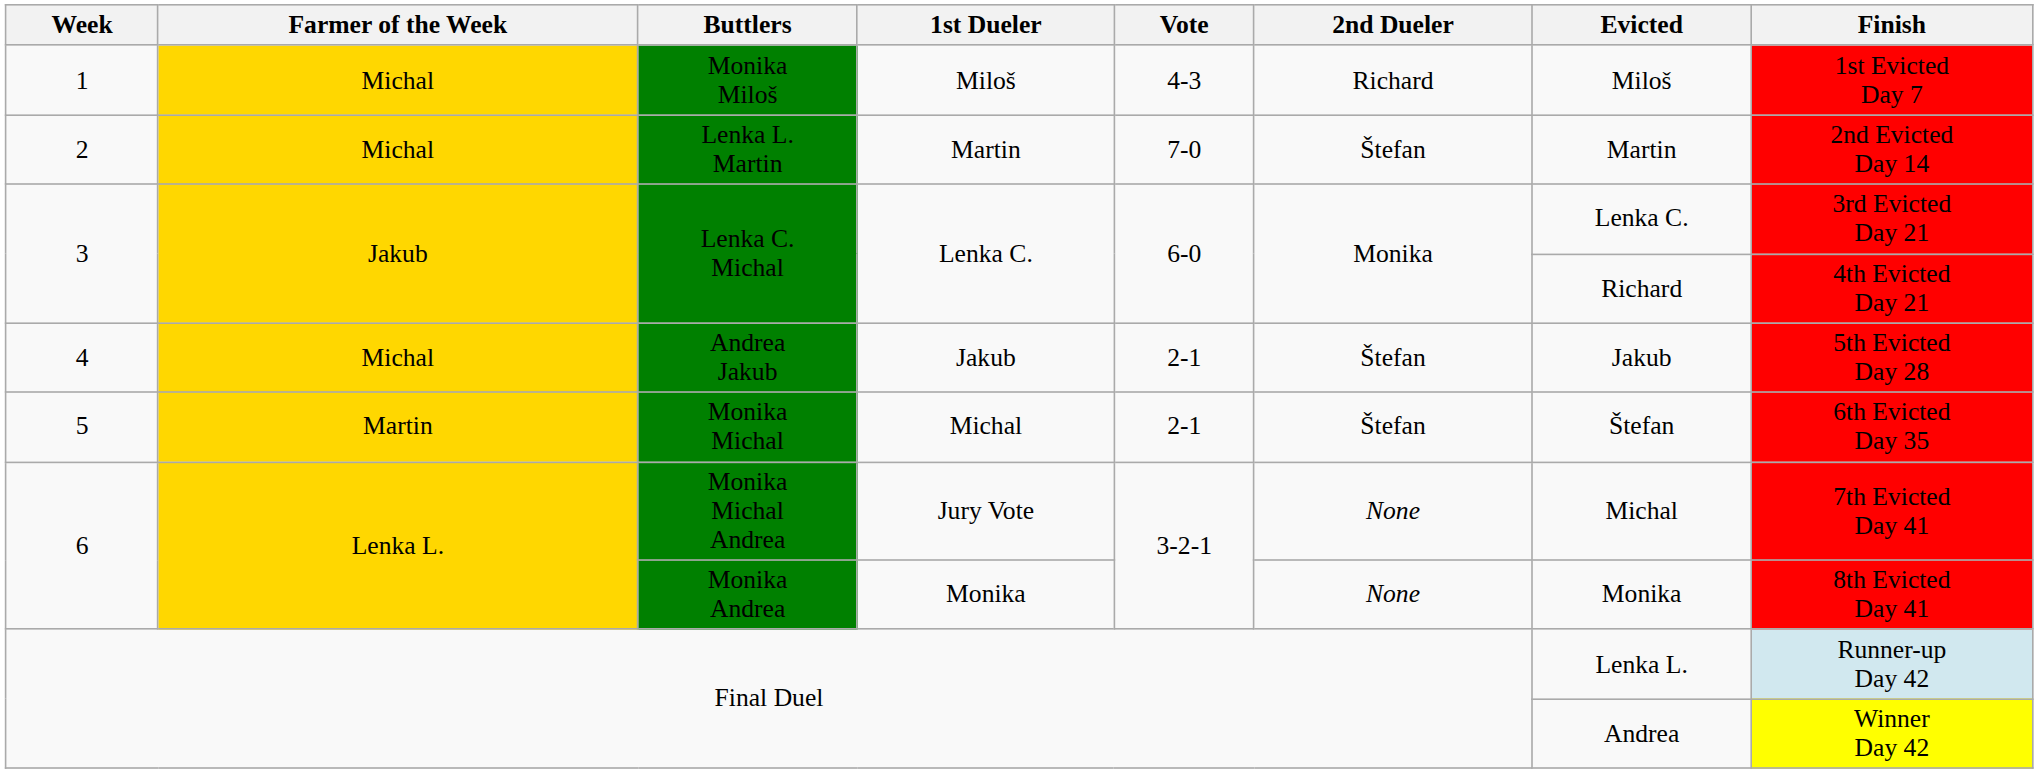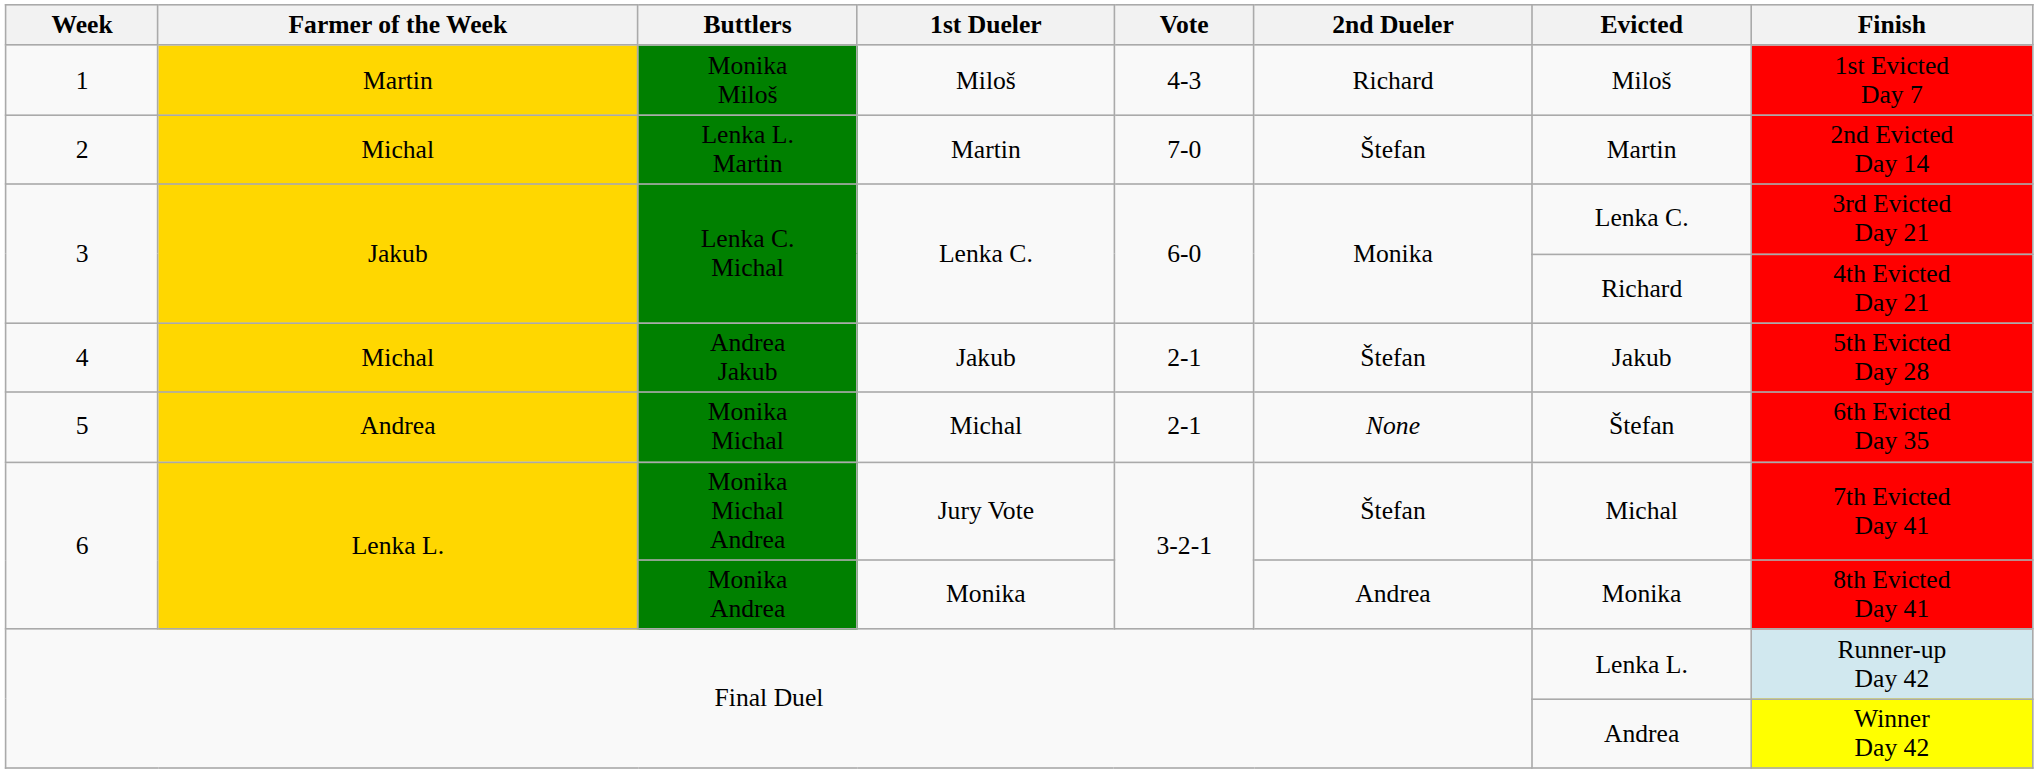(398, 79) Michal -> (398, 79) Martin
(398, 426) Martin -> (398, 426) Andrea
(1393, 426) Štefan -> (1393, 426) None
(1393, 510) None -> (1393, 510) Štefan
(1393, 594) None -> (1393, 594) Andrea
